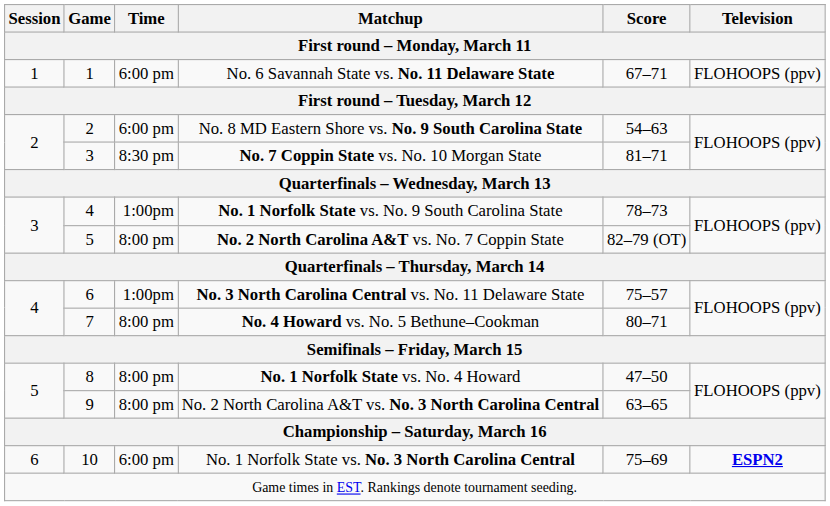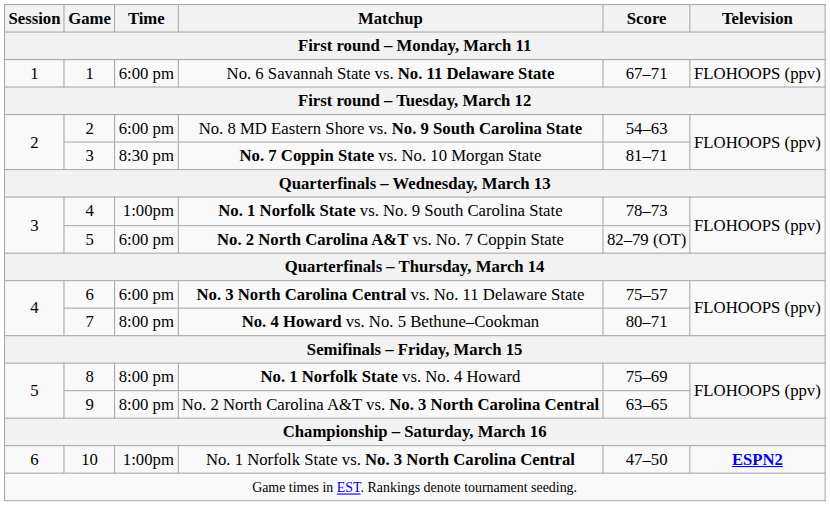(146, 239) 8:00 pm -> (146, 239) 6:00 pm
(148, 294) 1:00pm -> (146, 294) 6:00 pm
(647, 376) 47–50 -> (647, 376) 75–69
(146, 459) 6:00 pm -> (148, 459) 1:00pm
(647, 459) 75–69 -> (647, 459) 47–50
